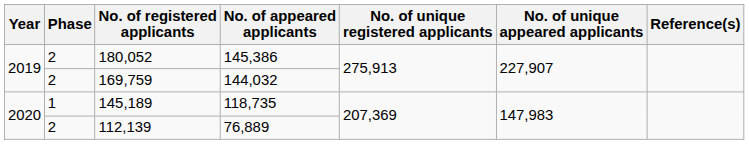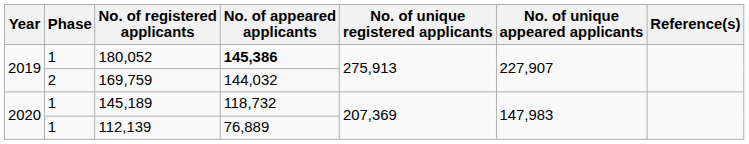(52, 56) 2 -> (52, 56) 1
(251, 56) normal -> (251, 56) bold
(250, 103) 118,735 -> (250, 103) 118,732
(52, 127) 2 -> (52, 127) 1
